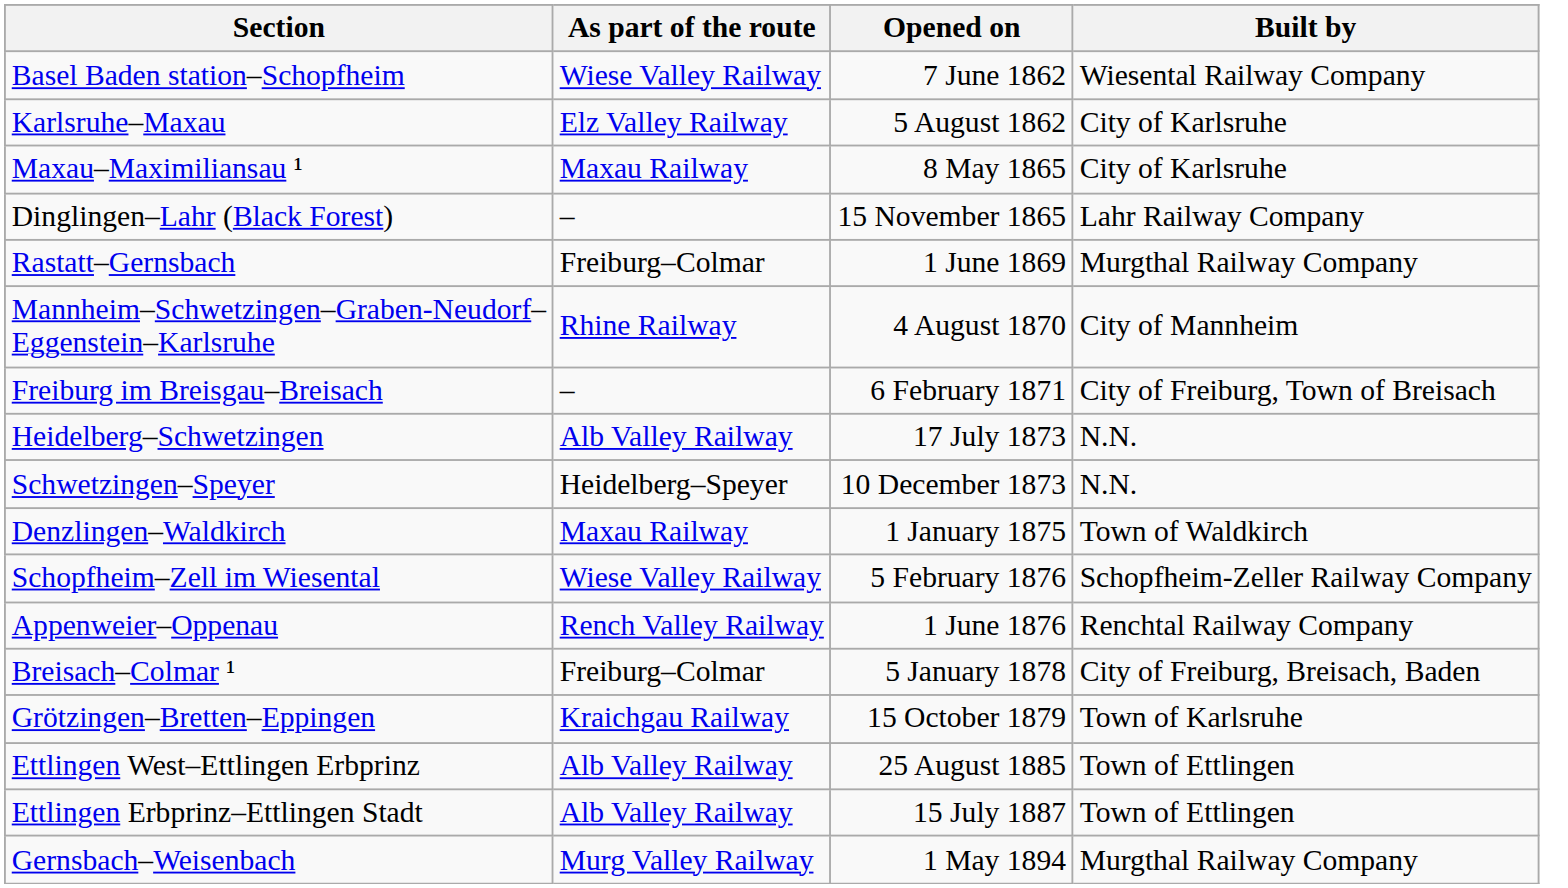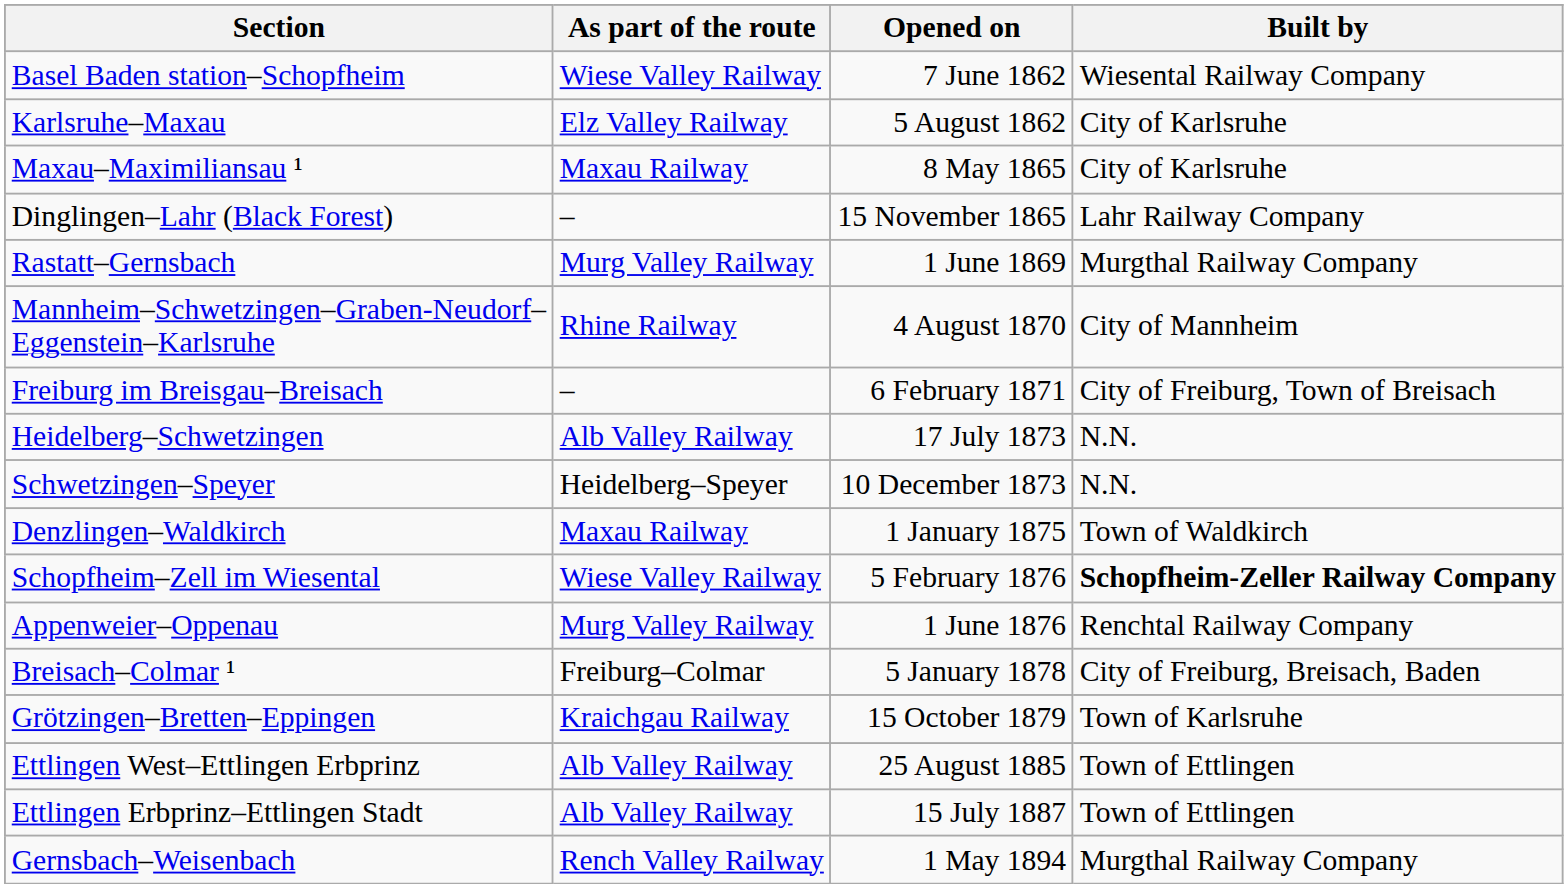(662, 262) Freiburg–Colmar -> (687, 262) Murg Valley Railway
(1306, 577) normal -> (1318, 577) bold
(692, 624) Rench Valley Railway -> (687, 624) Murg Valley Railway
(687, 859) Murg Valley Railway -> (692, 859) Rench Valley Railway
